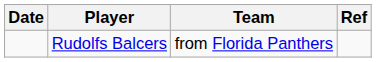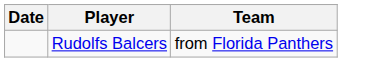- column: (354, 17)
